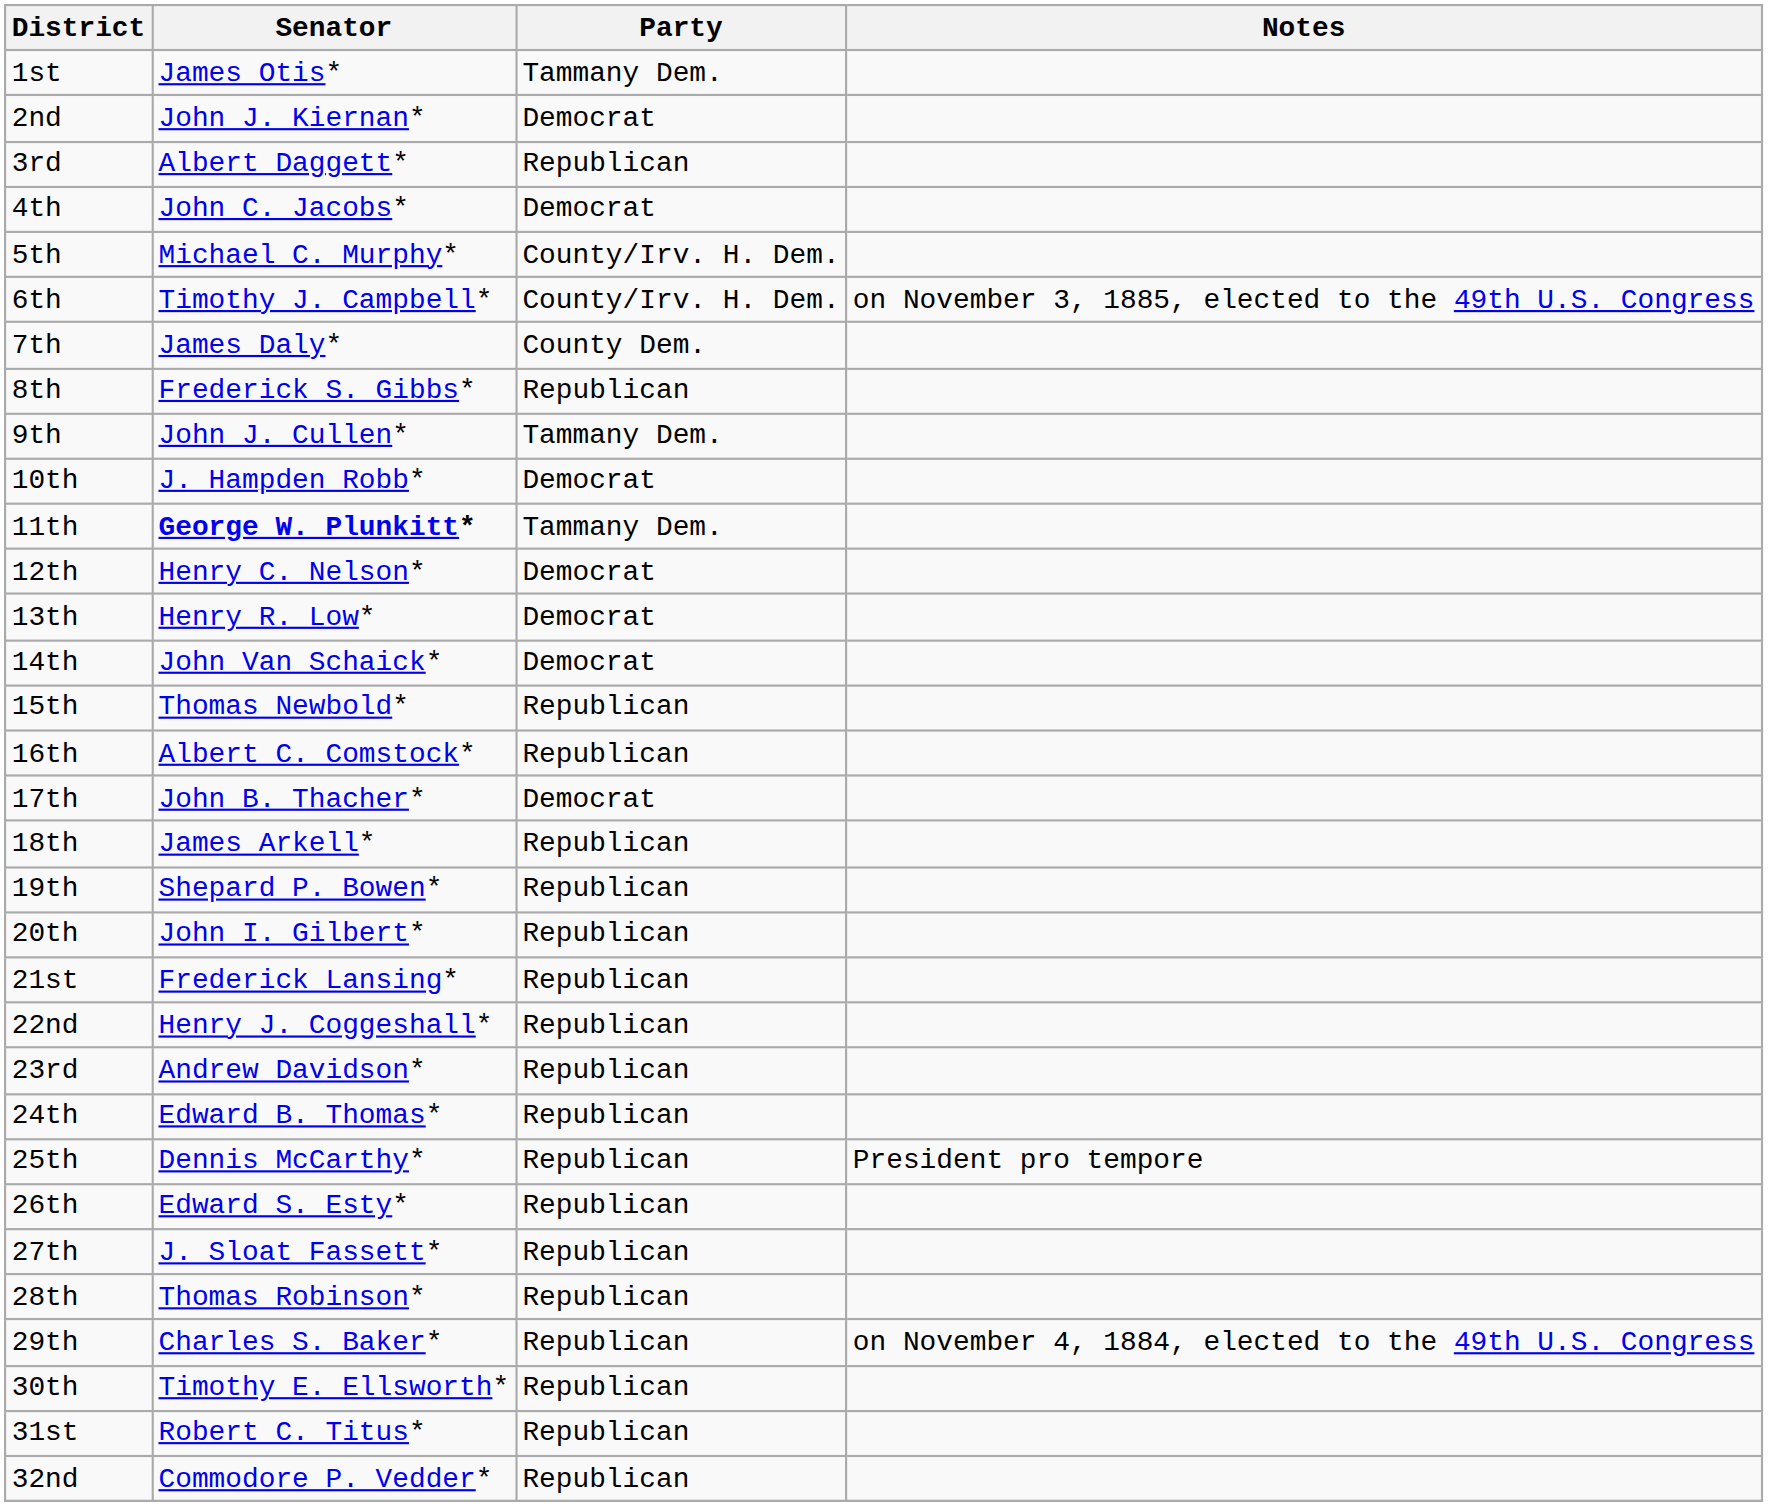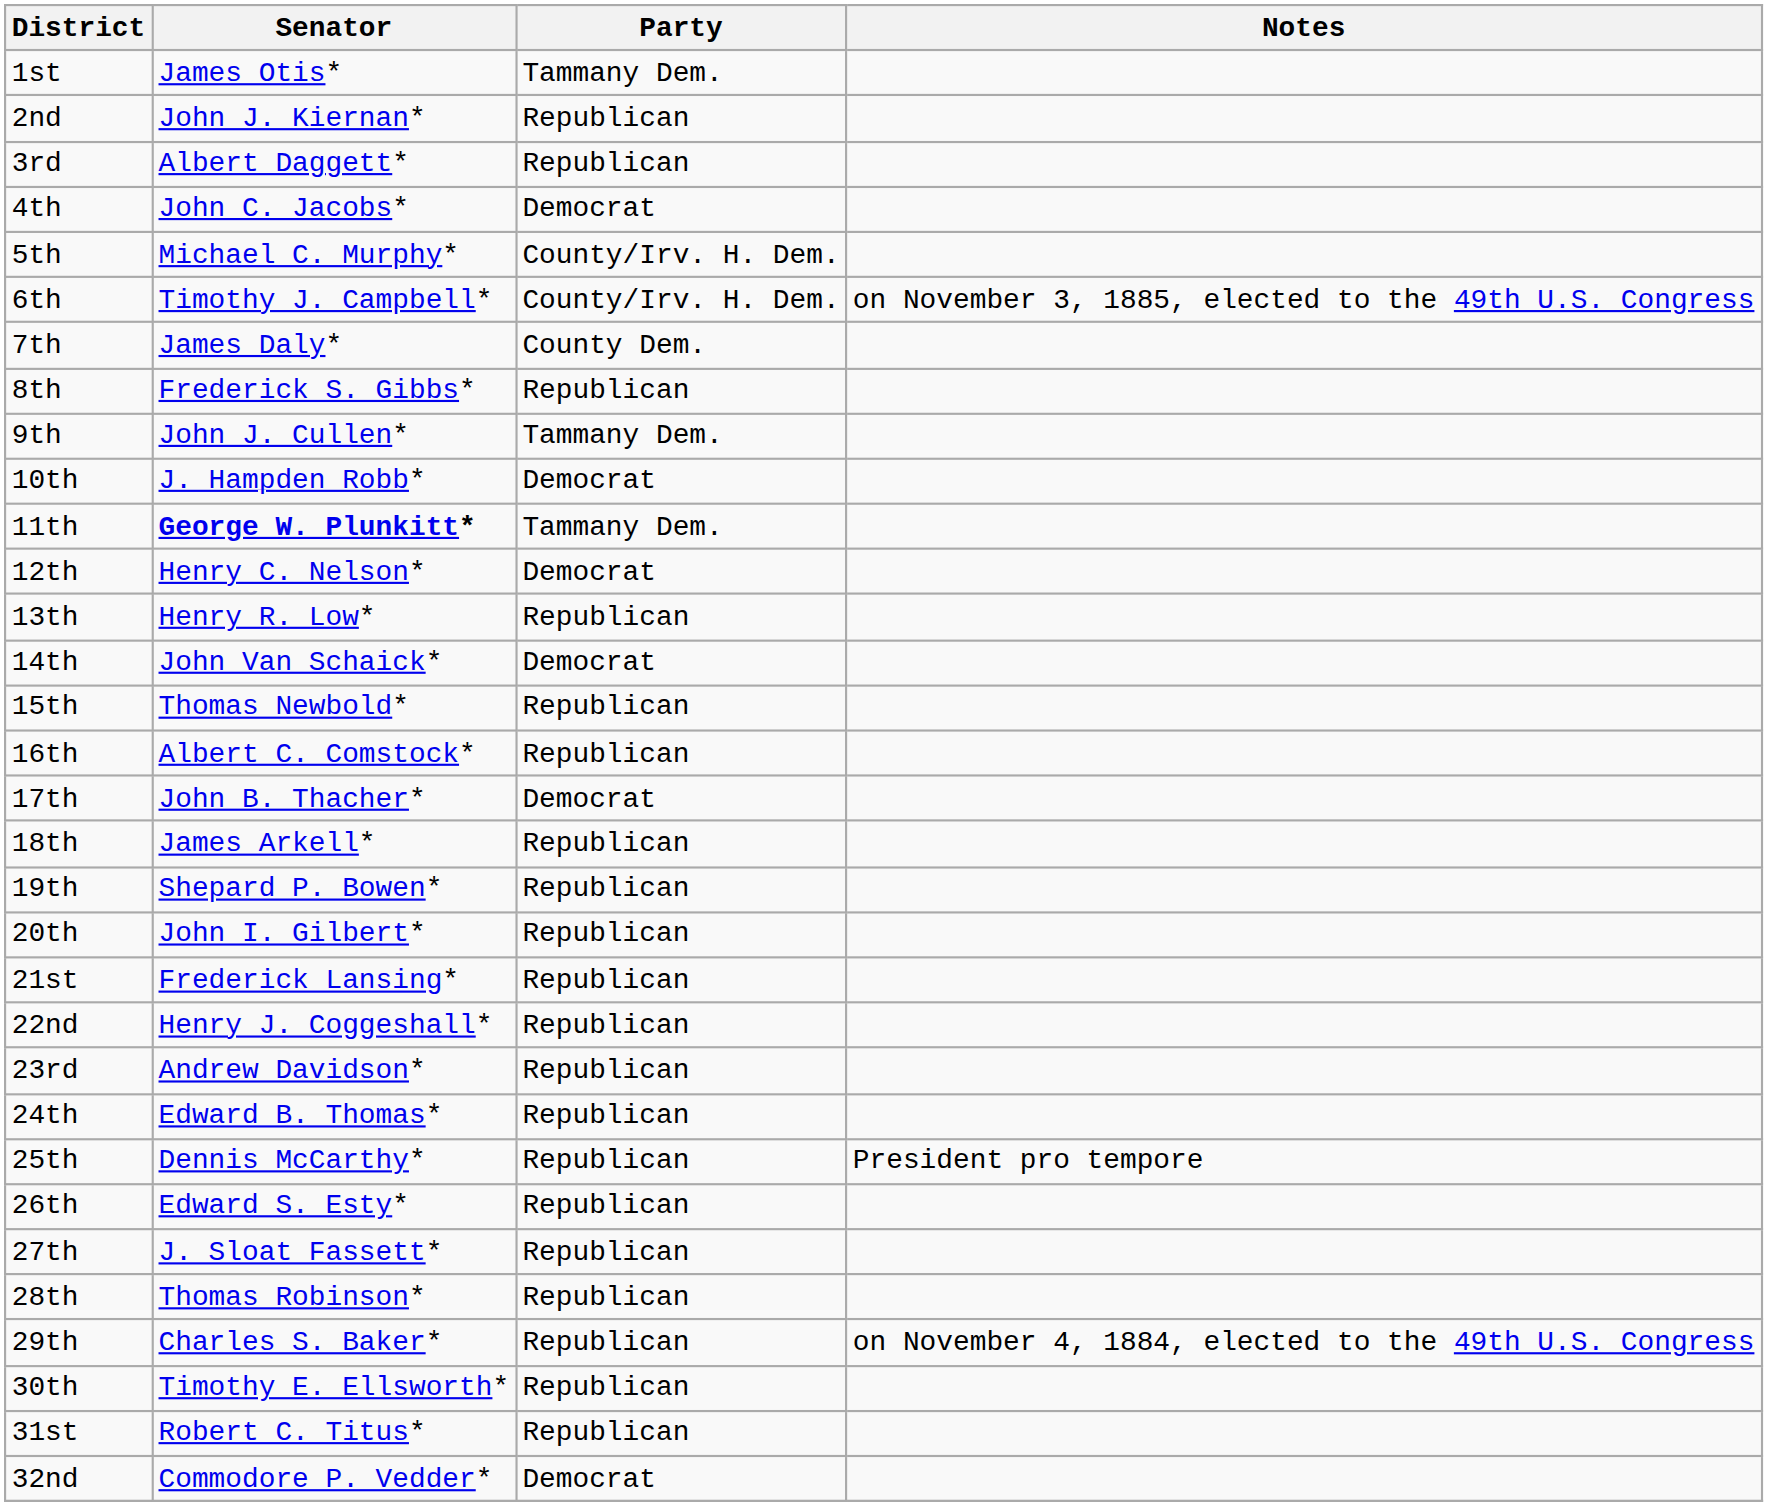(589, 118) Democrat -> (606, 118) Republican
(589, 617) Democrat -> (606, 617) Republican
(606, 1479) Republican -> (589, 1479) Democrat
